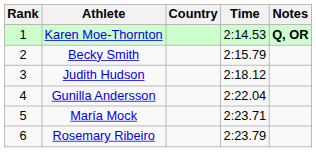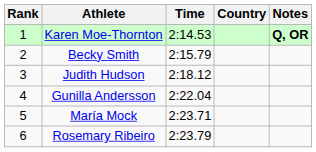columns swapped: (193, 14) <-> (245, 14)
